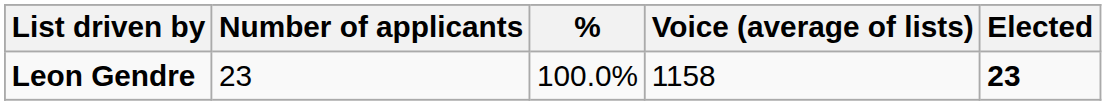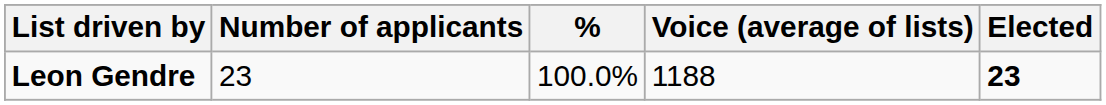(684, 75) 1158 -> (684, 75) 1188
